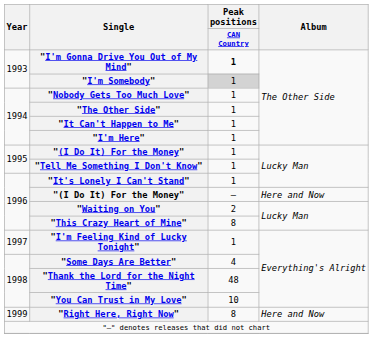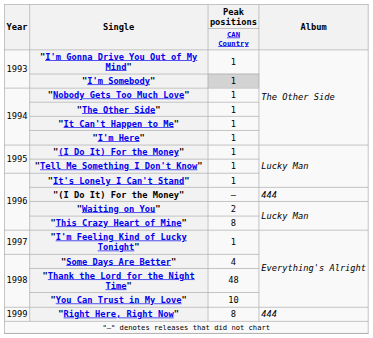(233, 62) bold -> (233, 62) normal
(293, 194) Here and Now -> (269, 194) 444
(293, 314) Here and Now -> (269, 314) 444
